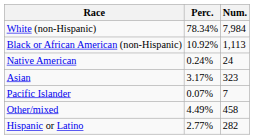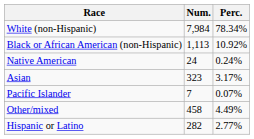columns swapped: (235, 12) <-> (202, 12)
